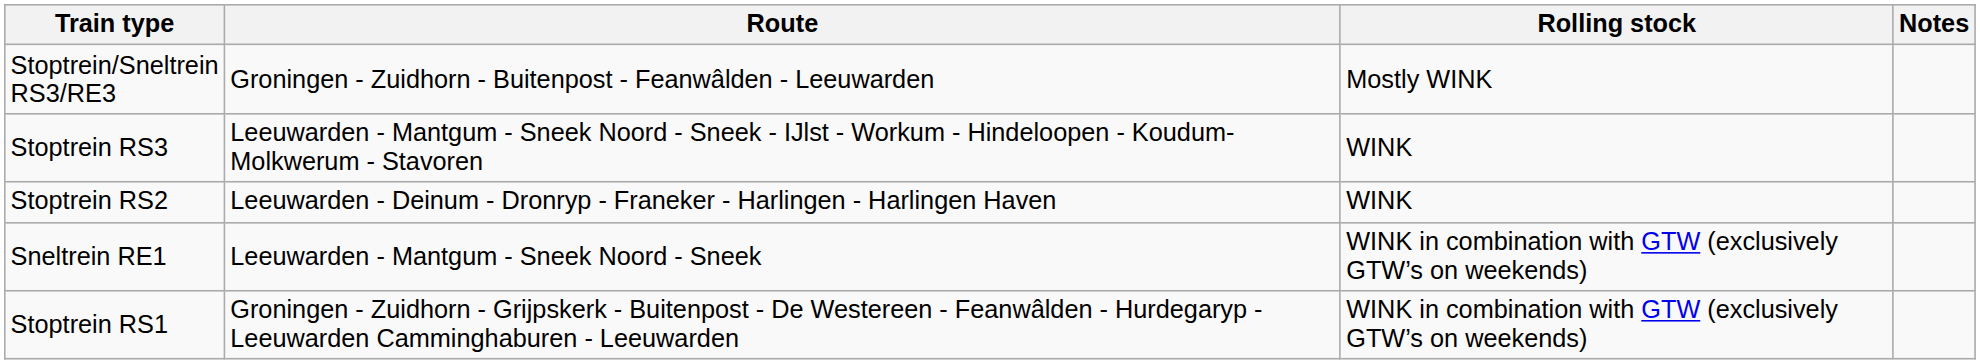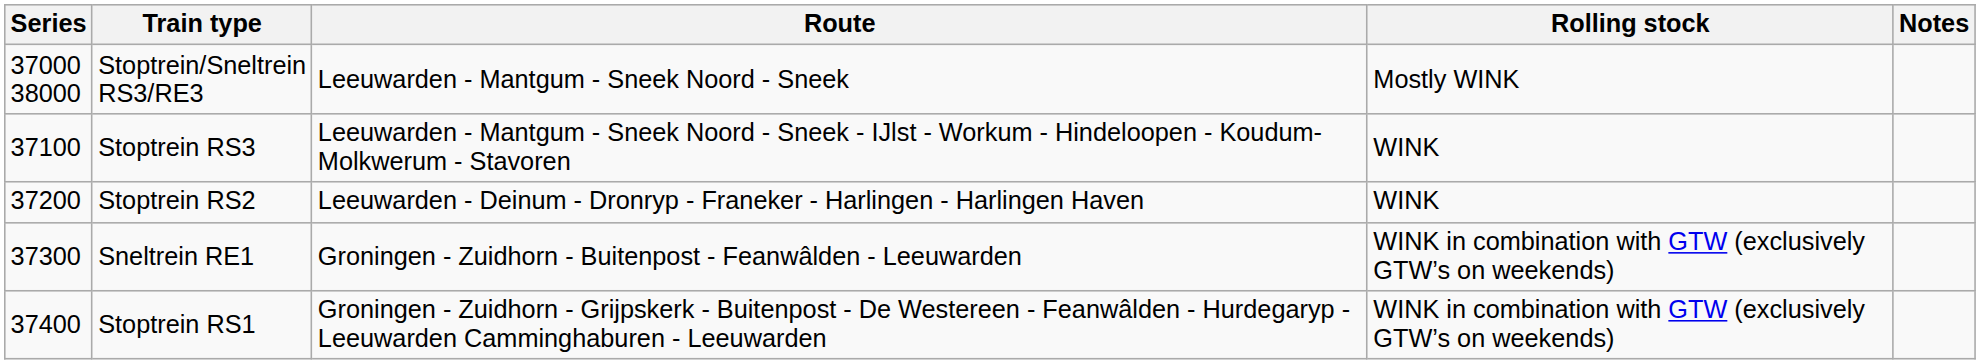+ column: (49, 24)
(582, 78) Groningen - Zuidhorn - Buitenpost - Feanwâlden - Leeuwarden -> (583, 78) Leeuwarden - Mantgum - Sneek Noord - Sneek
(496, 256) Leeuwarden - Mantgum - Sneek Noord - Sneek -> (670, 256) Groningen - Zuidhorn - Buitenpost - Feanwâlden - Leeuwarden
